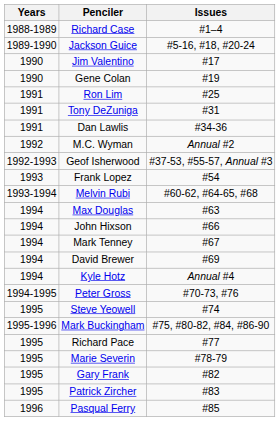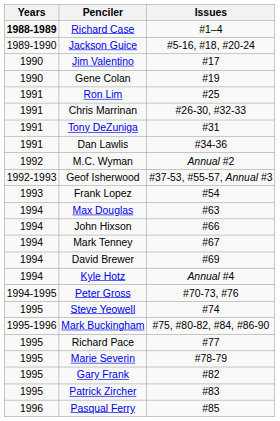(32, 29) normal -> (32, 29) bold
+ row: (103, 111)
- row: (103, 194)
